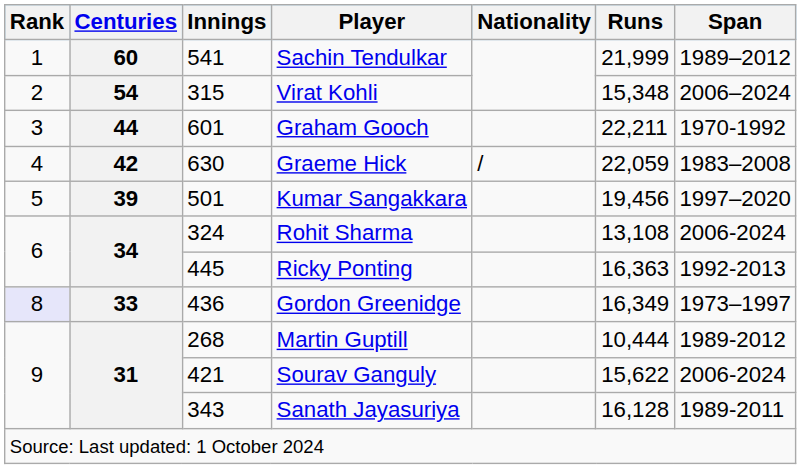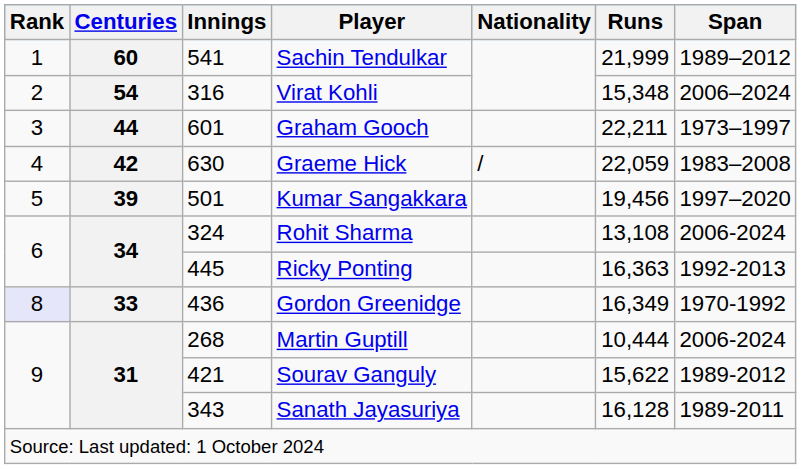(206, 92) 315 -> (206, 92) 316
(733, 127) 1970-1992 -> (735, 127) 1973–1997
(735, 304) 1973–1997 -> (733, 304) 1970-1992
(733, 339) 1989-2012 -> (733, 339) 2006-2024
(733, 374) 2006-2024 -> (733, 374) 1989-2012
